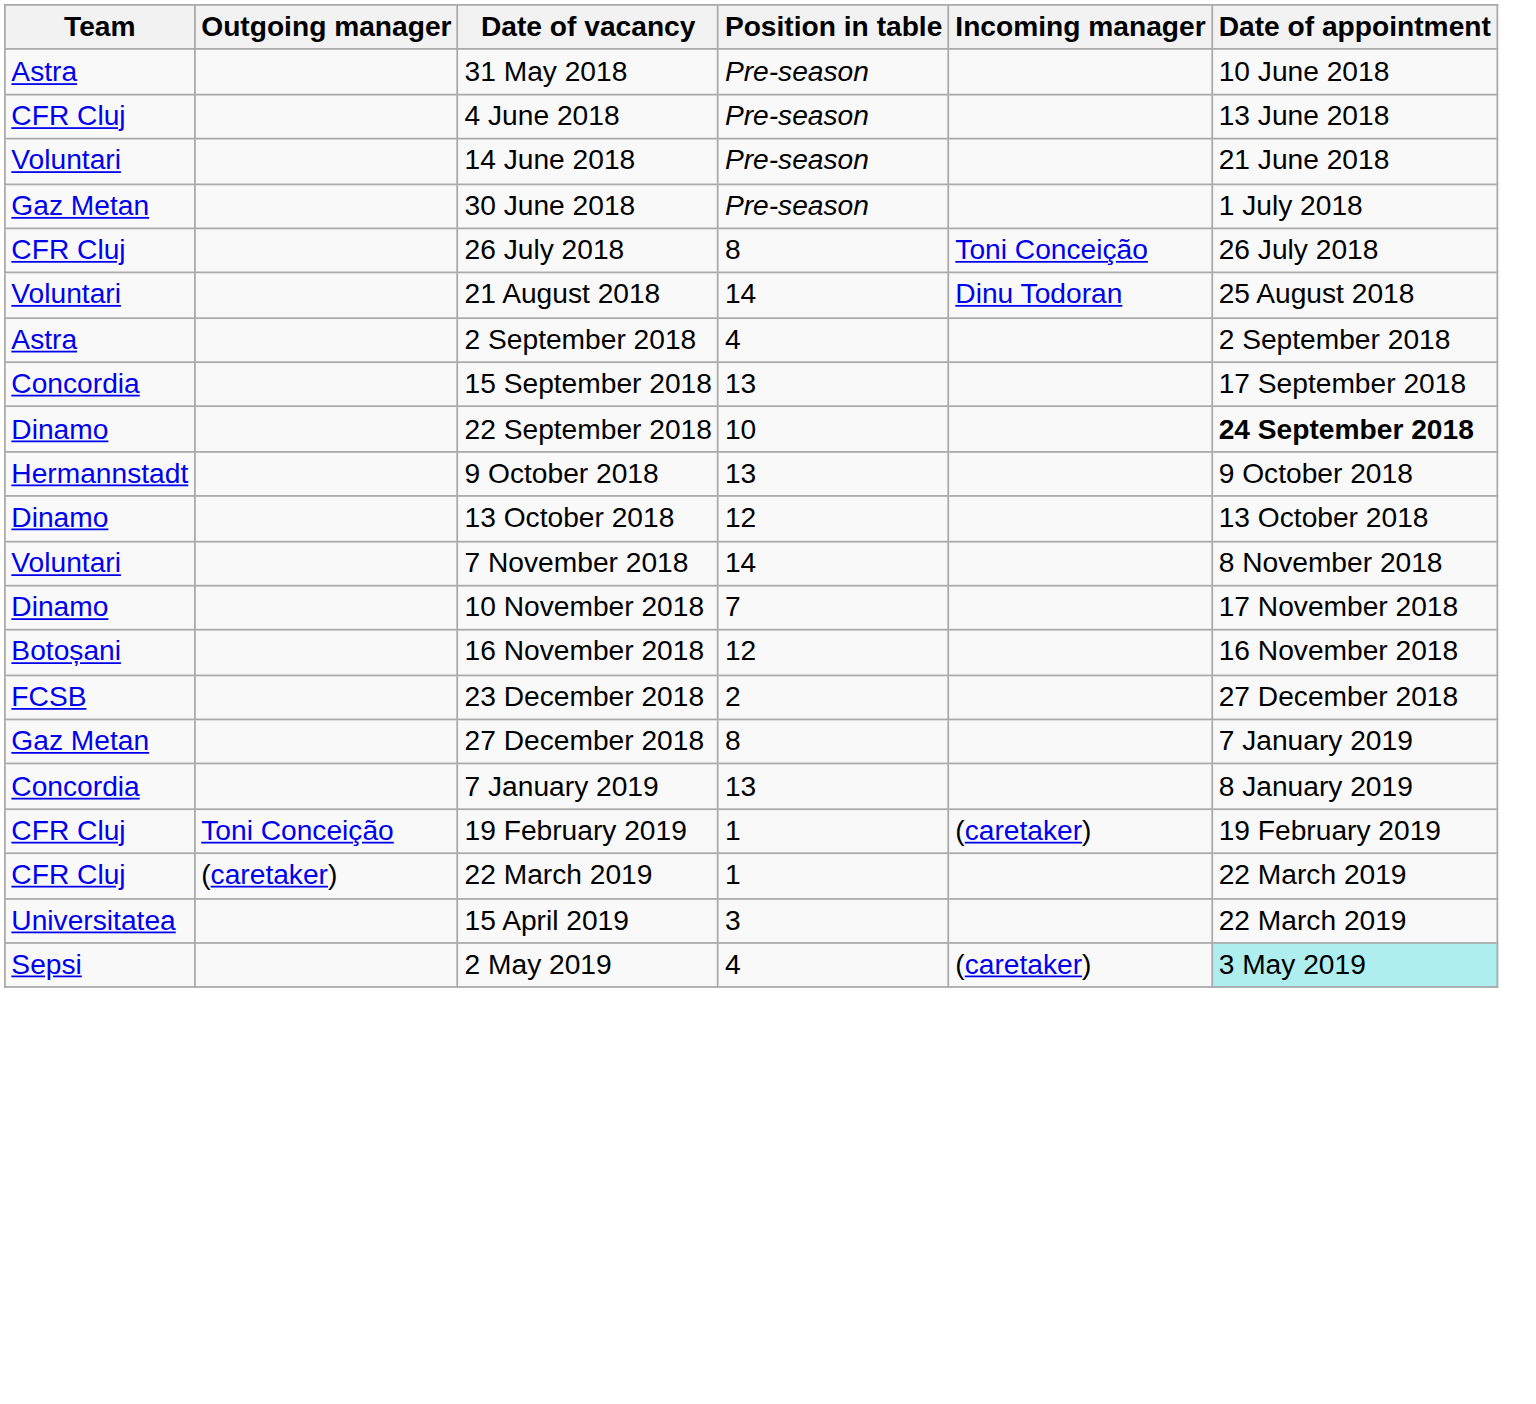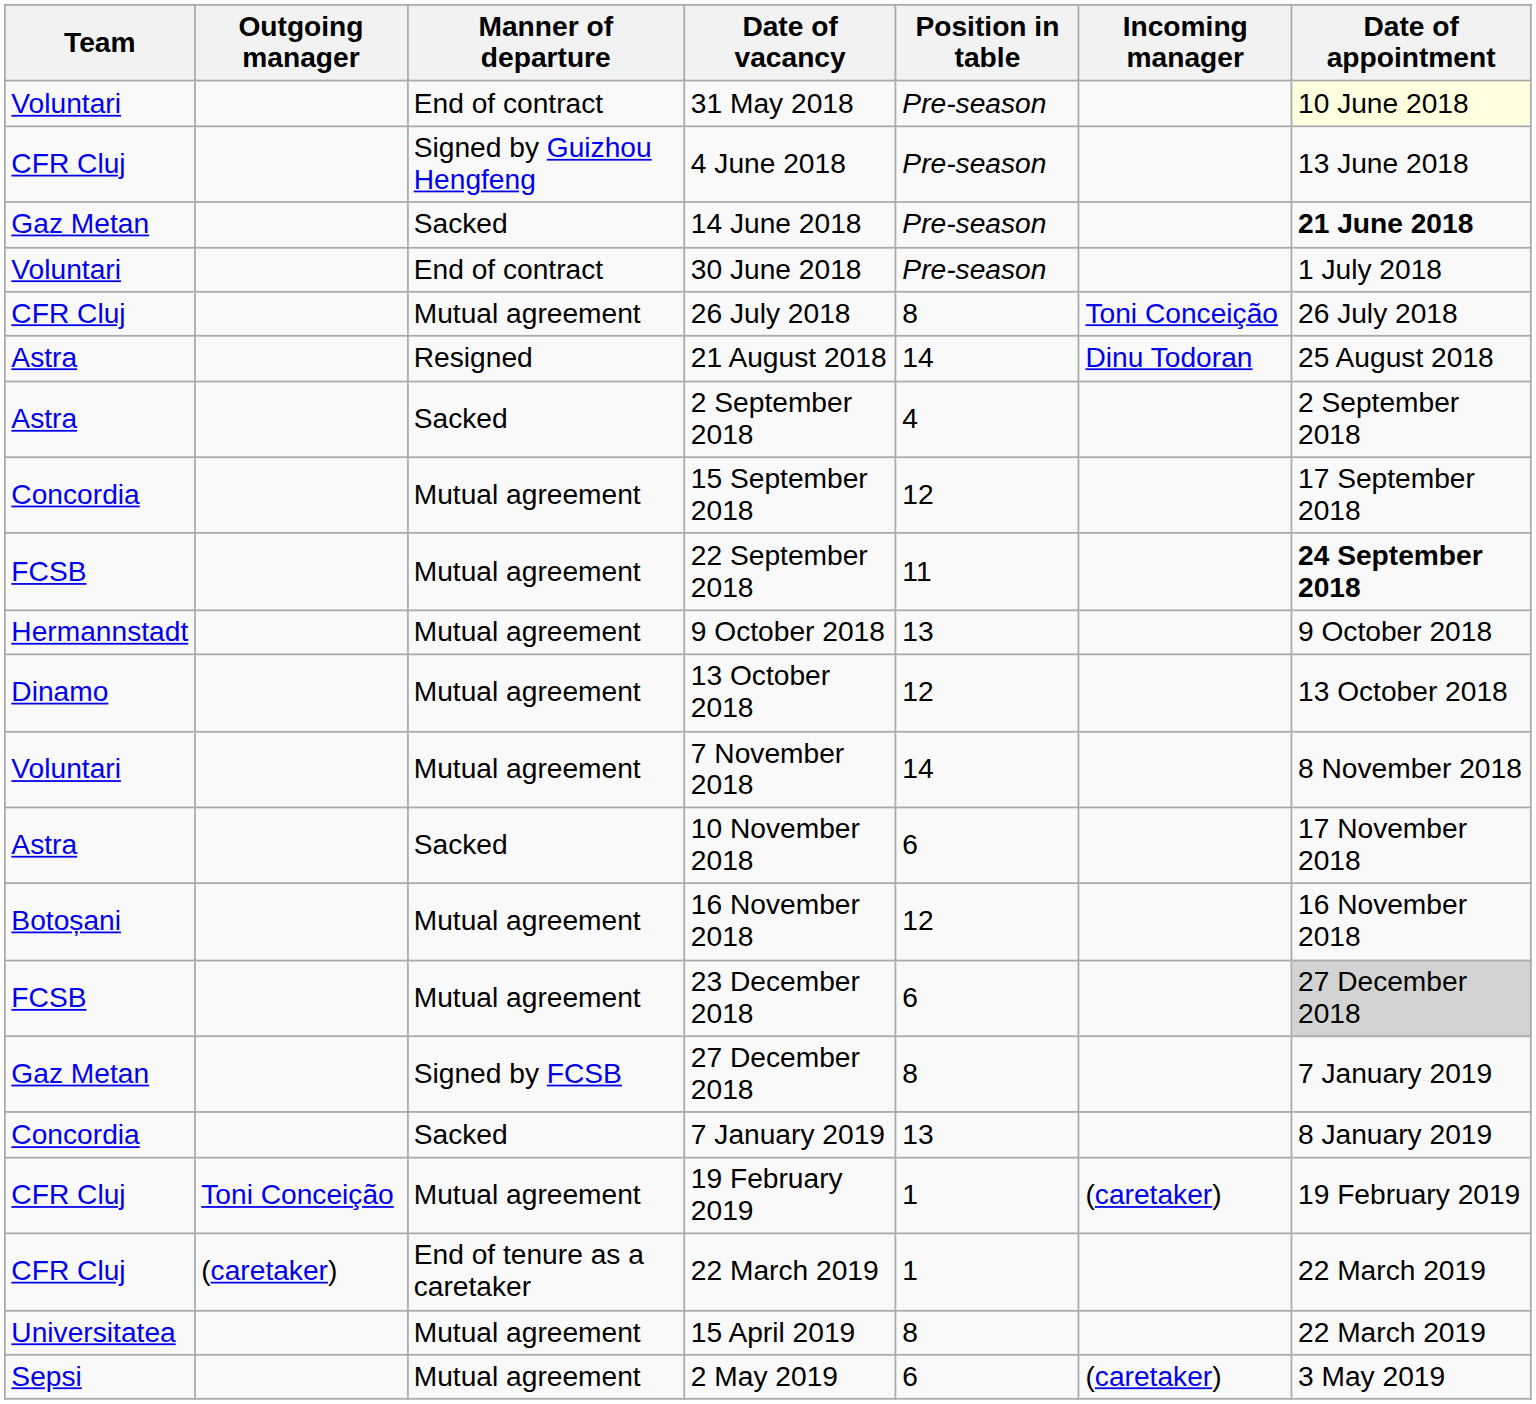+ column: (546, 42)
(44, 71) Astra -> (66, 103) Voluntari
(1304, 71) no background -> (1383, 103) lightyellow background
(66, 160) Voluntari -> (80, 224) Gaz Metan
(1304, 160) normal -> (1386, 224) bold
(80, 205) Gaz Metan -> (66, 268) Voluntari
(66, 294) Voluntari -> (44, 358) Astra
(741, 384) 13 -> (918, 494) 12
(60, 428) Dinamo -> (49, 571) FCSB
(741, 428) 10 -> (917, 571) 11
(60, 607) Dinamo -> (44, 845) Astra
(733, 607) 7 -> (910, 845) 6
(733, 696) 2 -> (910, 997) 6
(1338, 696) no background -> (1383, 997) lightgrey background
(733, 920) 3 -> (910, 1331) 8
(733, 964) 4 -> (910, 1376) 6
(1292, 964) paleturquoise background -> (1372, 1376) no background
